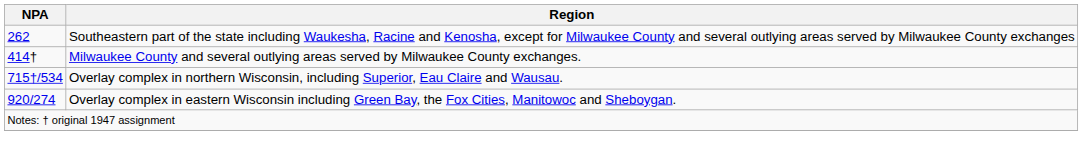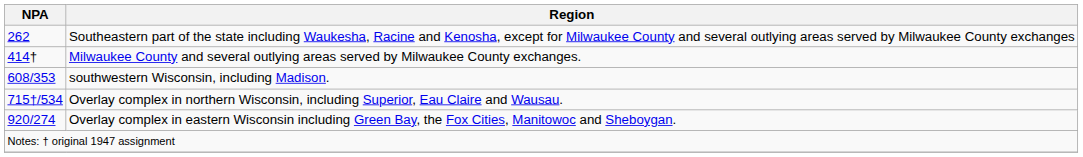+ row: (199, 78)
